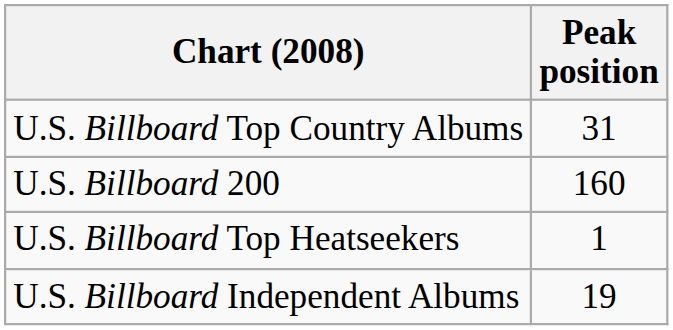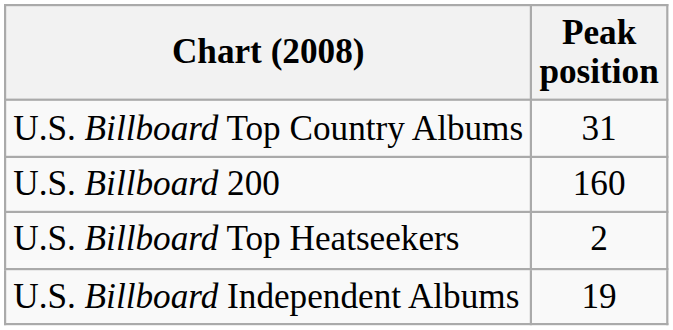(599, 239) 1 -> (599, 239) 2
